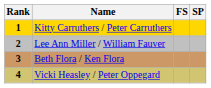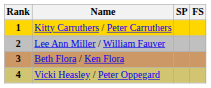columns swapped: (198, 12) <-> (182, 12)
